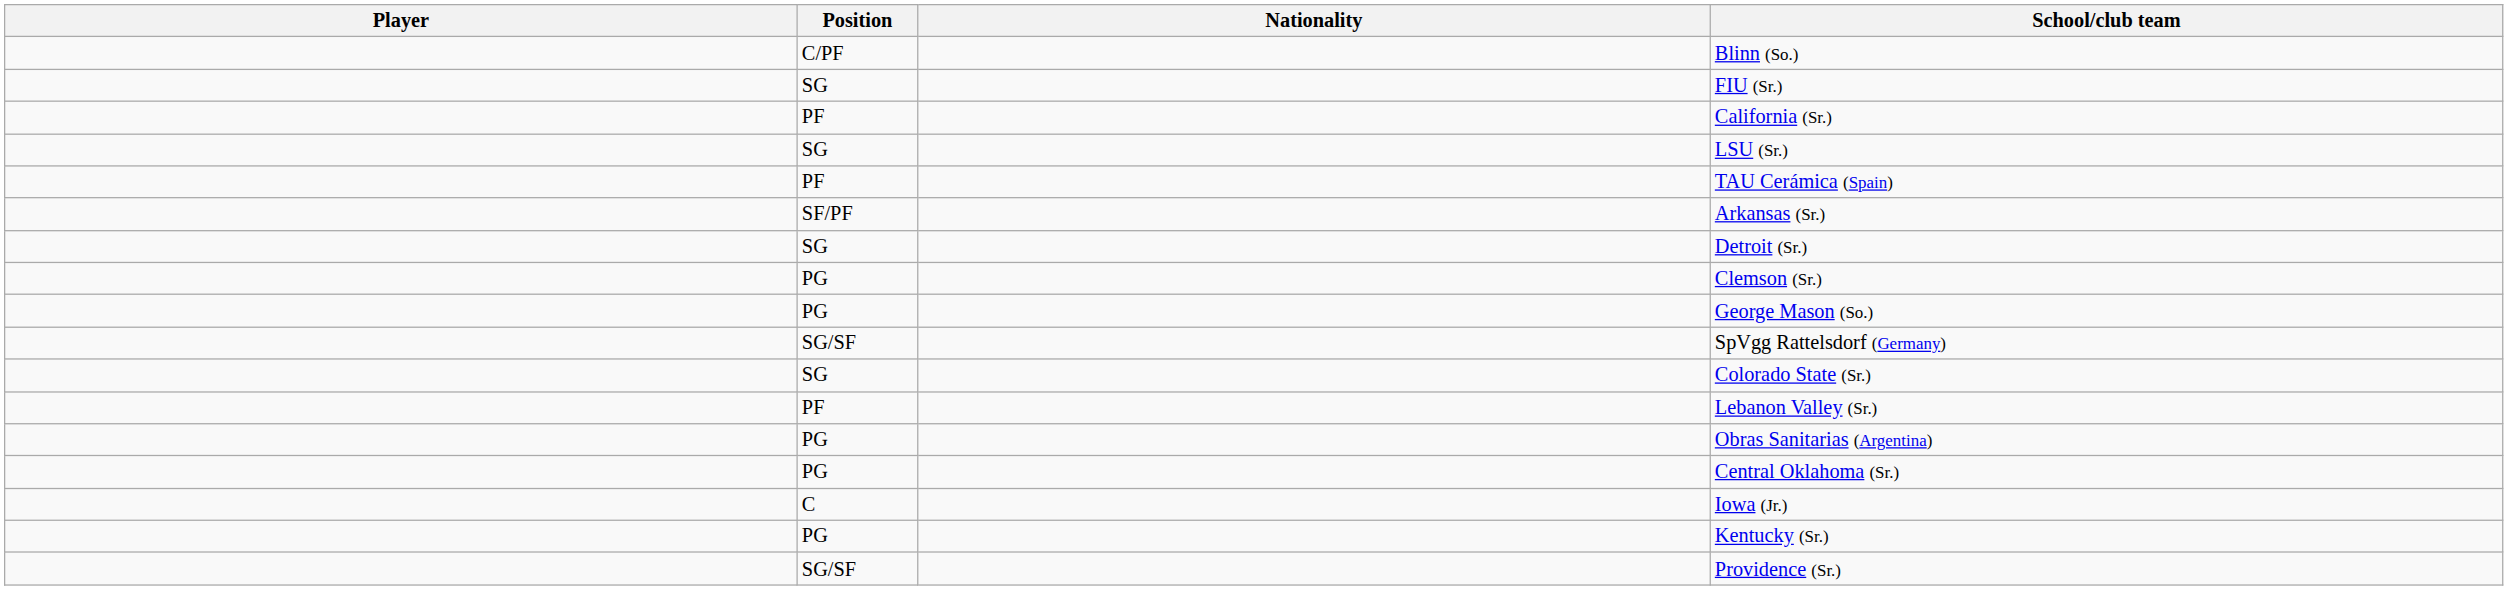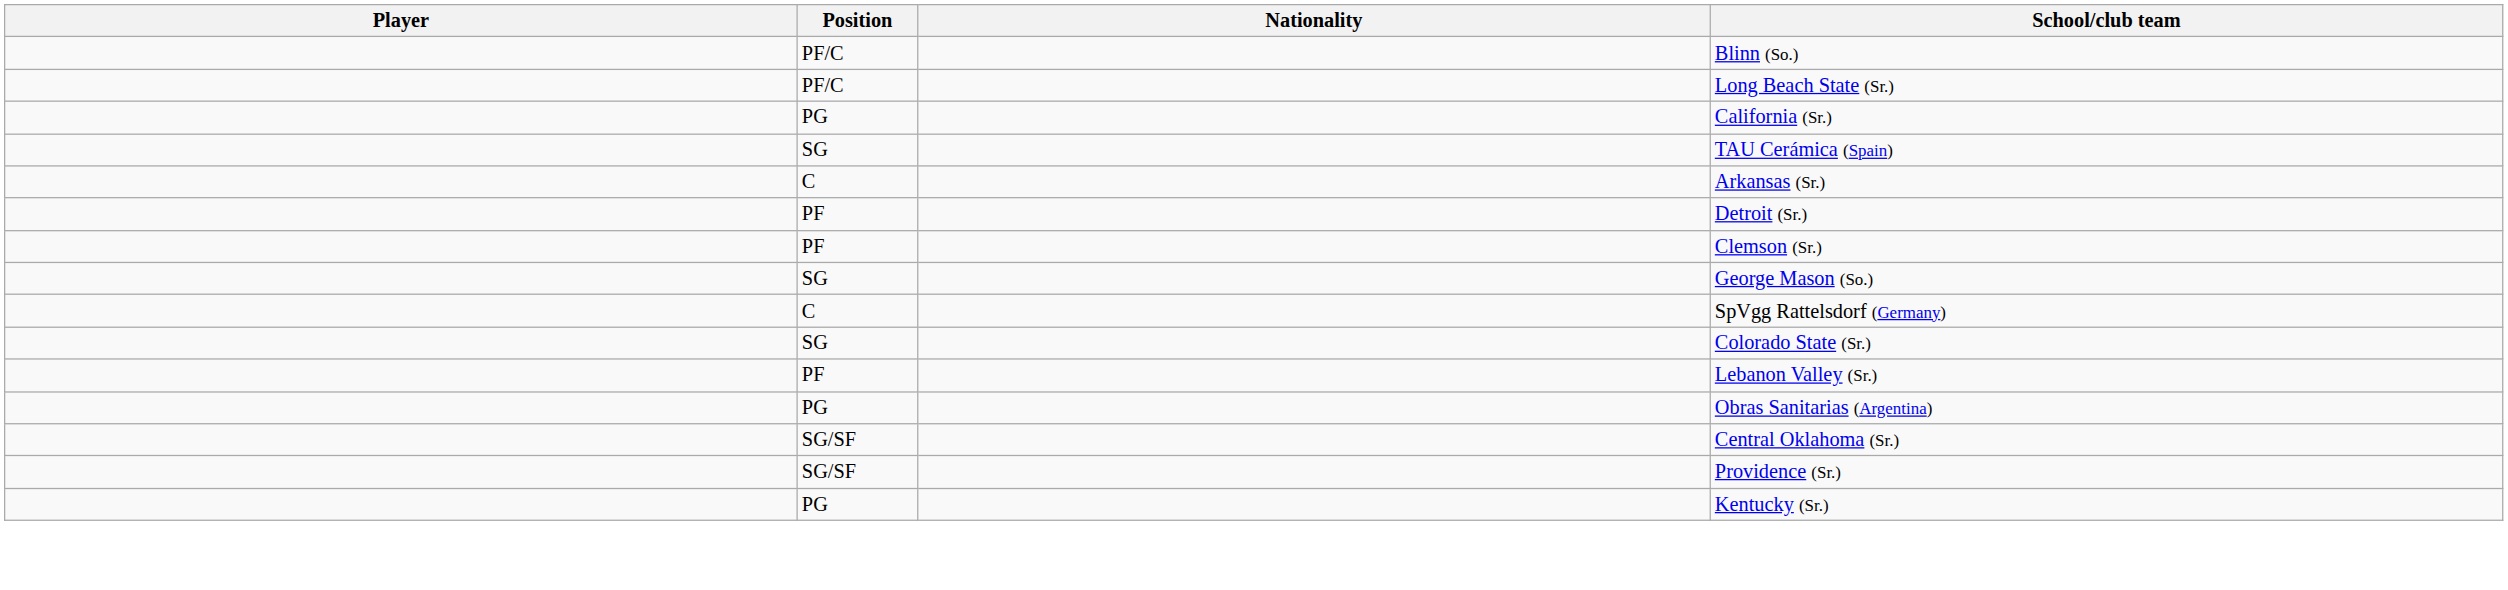(823, 52) C/PF -> (823, 52) PF/C
+ row: (1804, 85)
- row: (1749, 85)
(813, 117) PF -> (815, 117) PG
- row: (1751, 149)
(813, 181) PF -> (815, 149) SG
(827, 213) SF/PF -> (809, 181) C
(815, 246) SG -> (813, 213) PF
(815, 278) PG -> (813, 246) PF
(815, 310) PG -> (815, 278) SG
(829, 342) SG/SF -> (809, 310) C
(815, 471) PG -> (829, 439) SG/SF
- row: (1751, 504)
rows swapped: (1778, 568) <-> (1772, 536)
